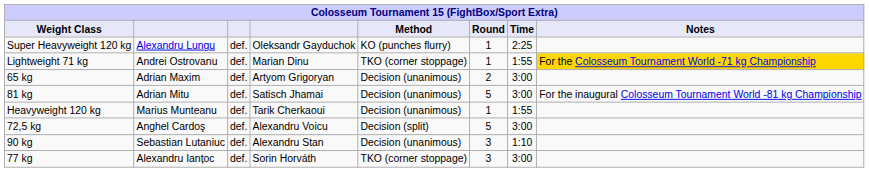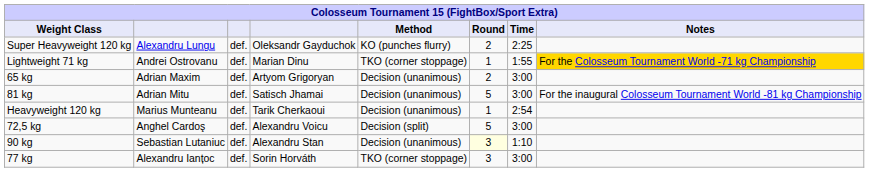(489, 45) 1 -> (489, 45) 2
(522, 110) 1:55 -> (522, 110) 2:54
(489, 143) no background -> (489, 143) lightyellow background
